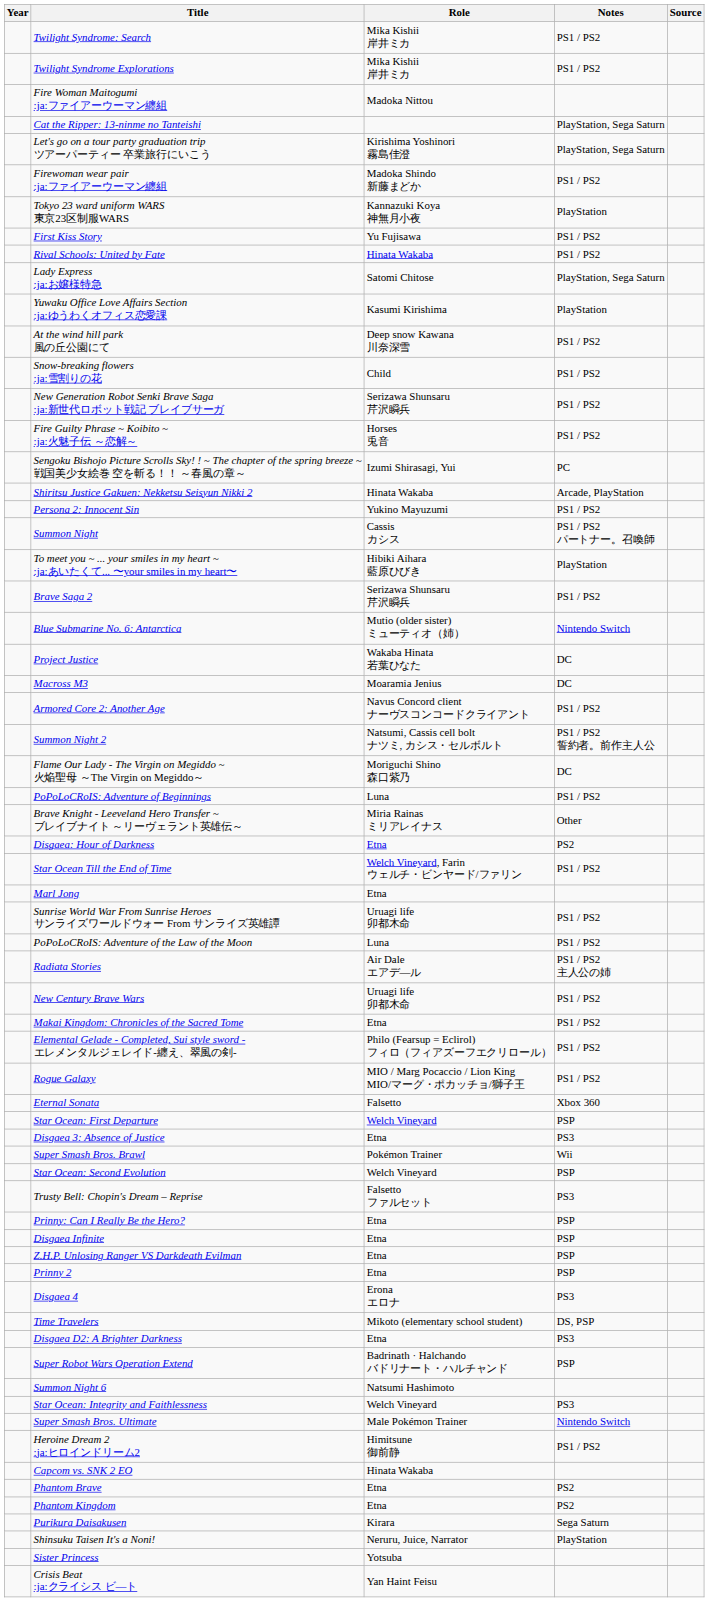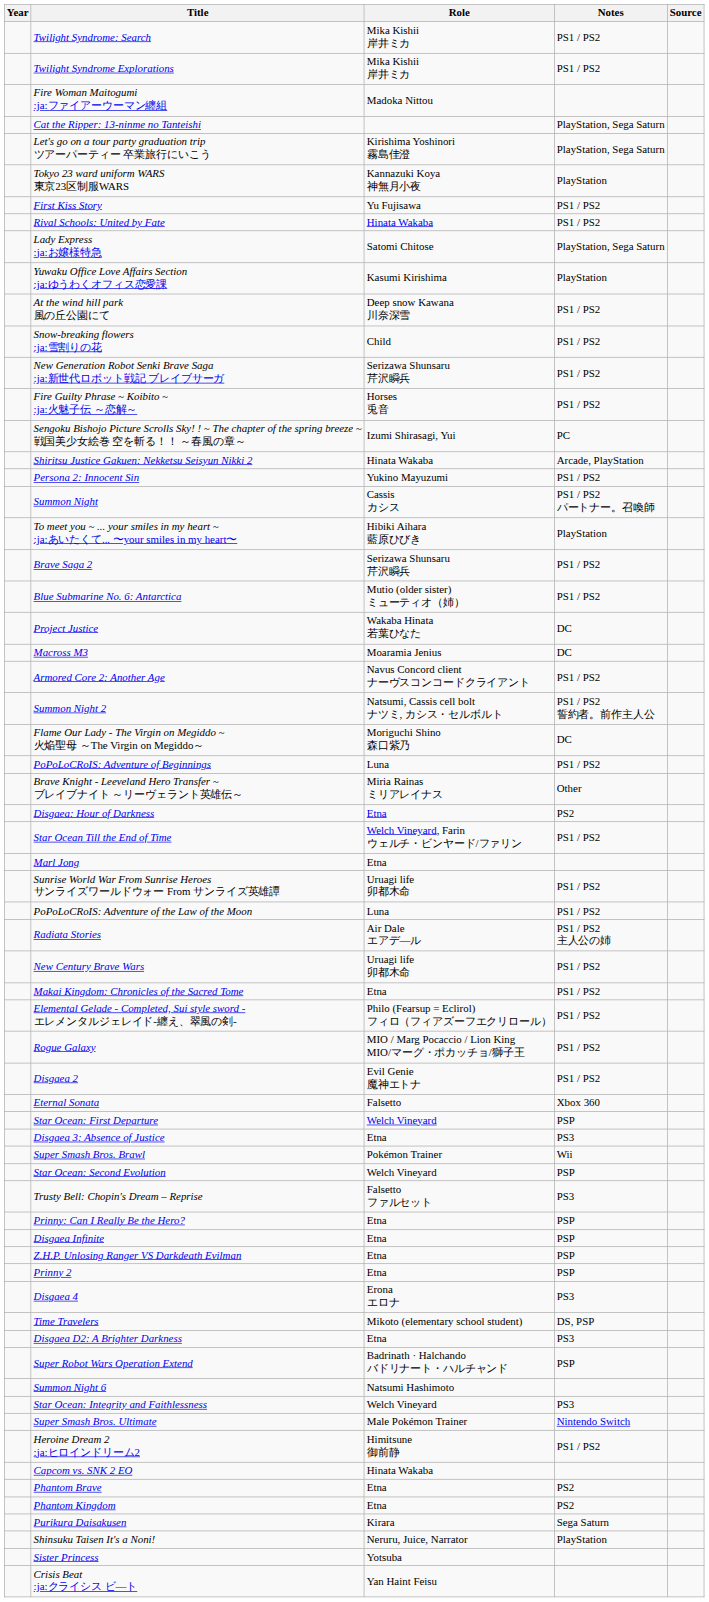- row: (100, 180)
(593, 628) Nintendo Switch -> (579, 596) PS1 / PS2
+ row: (56, 1078)
